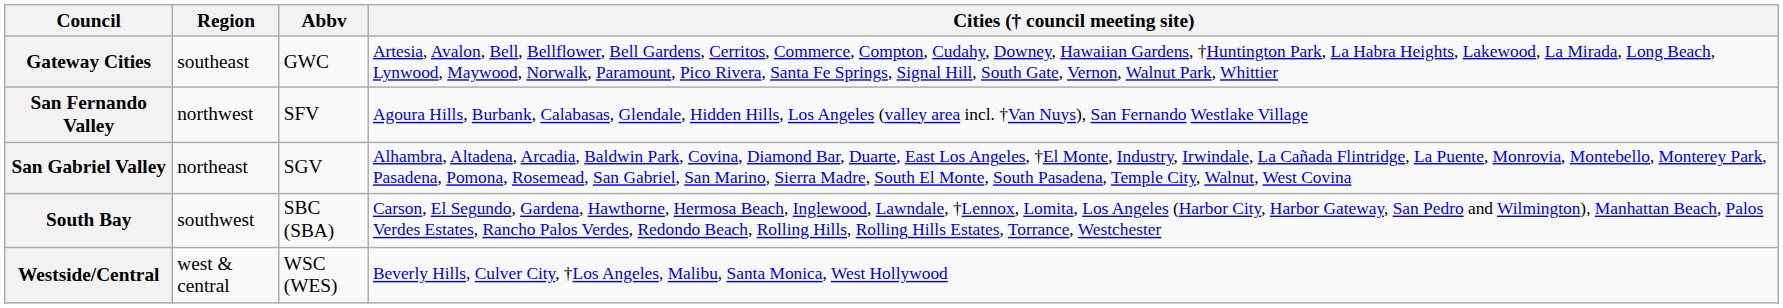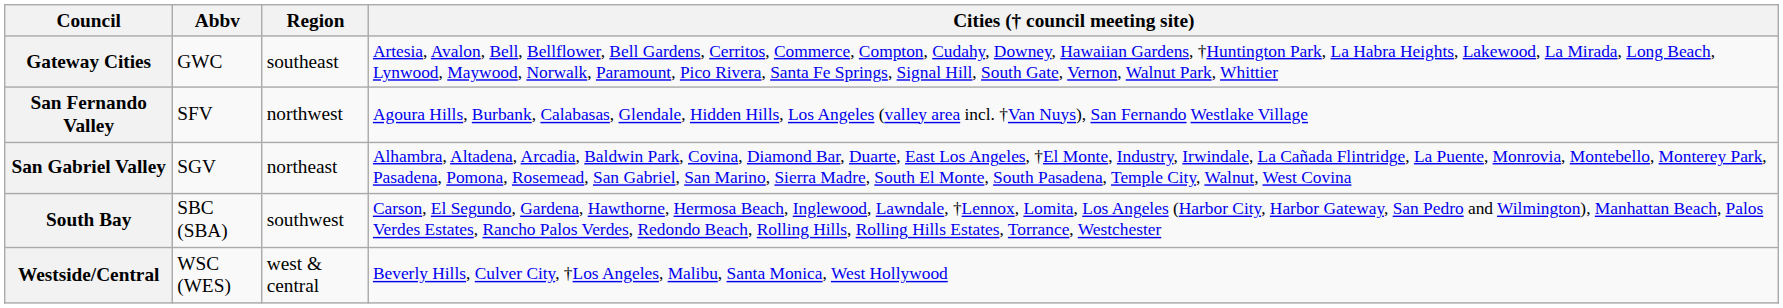columns swapped: (324, 20) <-> (226, 20)
